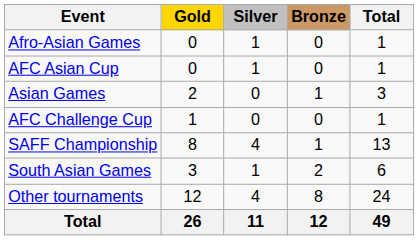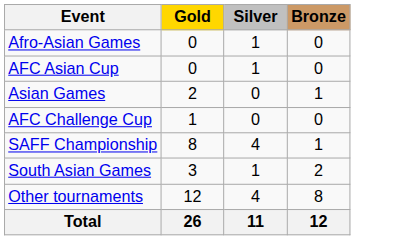- column: (382, 17)
